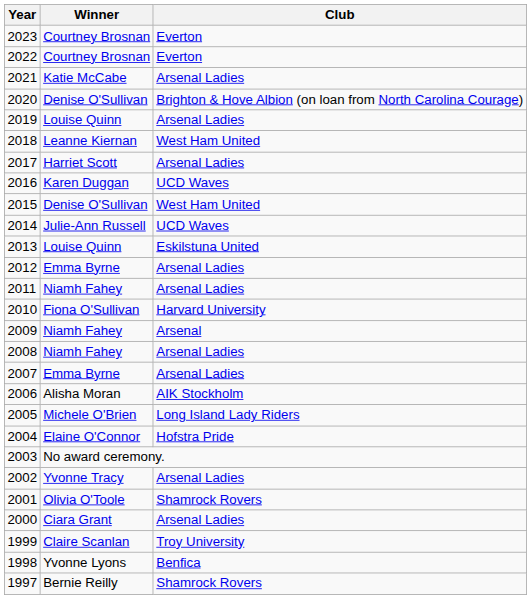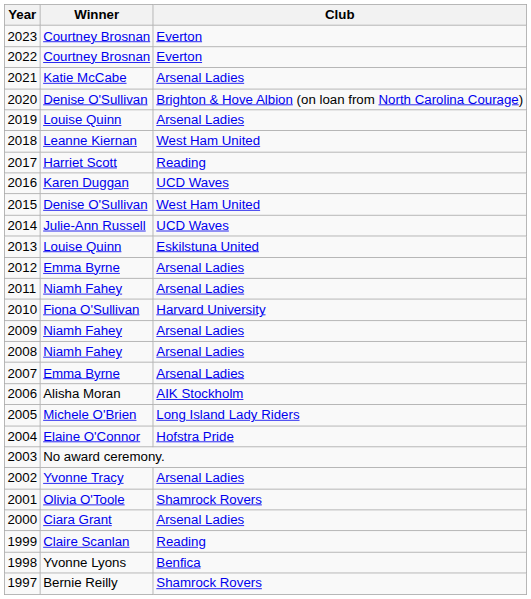(200, 162) Arsenal Ladies -> (181, 162) Reading
(179, 330) Arsenal -> (200, 330) Arsenal Ladies
(200, 541) Troy University -> (181, 541) Reading
